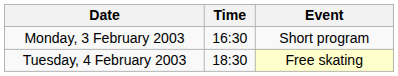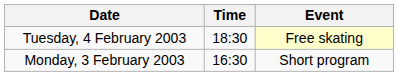rows swapped: (104, 37) <-> (104, 60)
